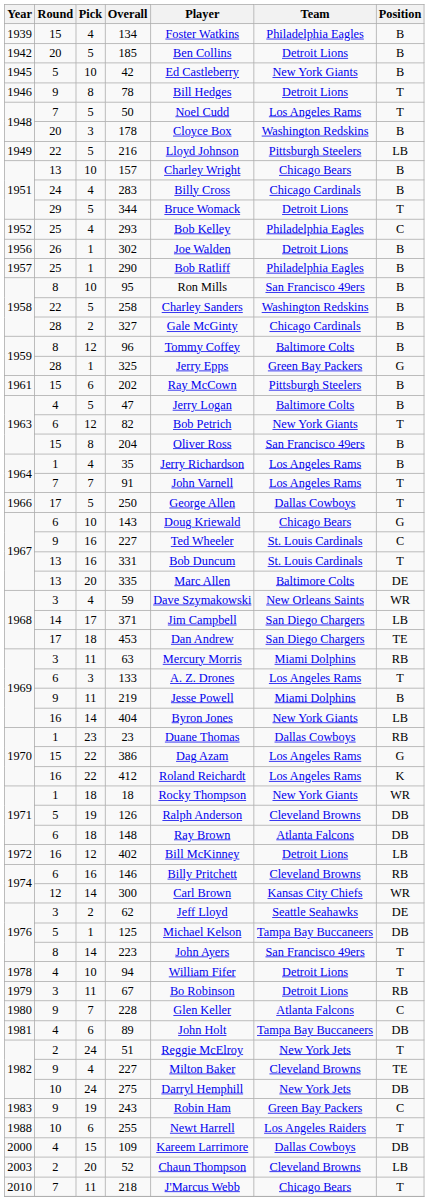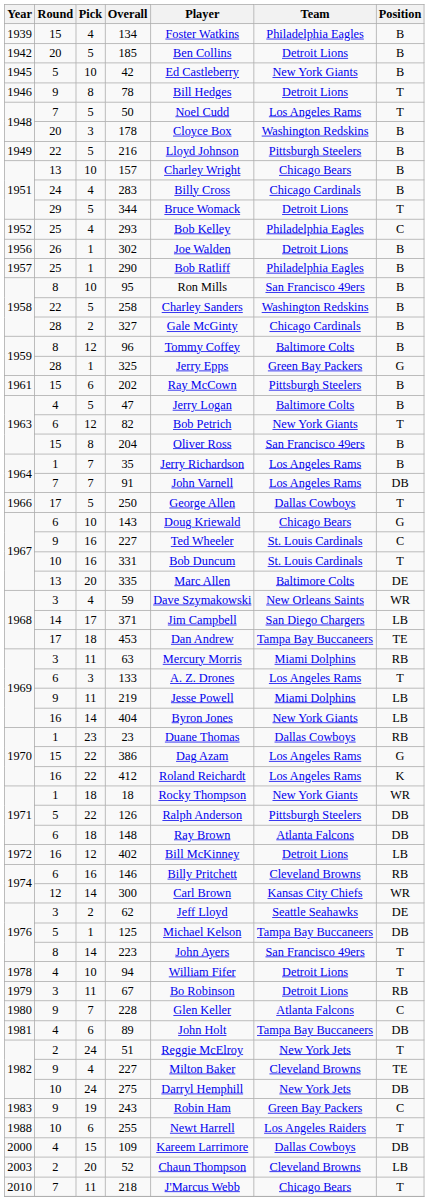(400, 151) LB -> (400, 151) B
(90, 463) 4 -> (90, 463) 7
(400, 483) T -> (400, 483) DB
(55, 561) 13 -> (55, 561) 10
(315, 639) San Diego Chargers -> (315, 639) Tampa Bay Buccaneers
(400, 698) B -> (400, 698) LB
(90, 815) 19 -> (90, 815) 22
(315, 815) Cleveland Browns -> (315, 815) Pittsburgh Steelers
